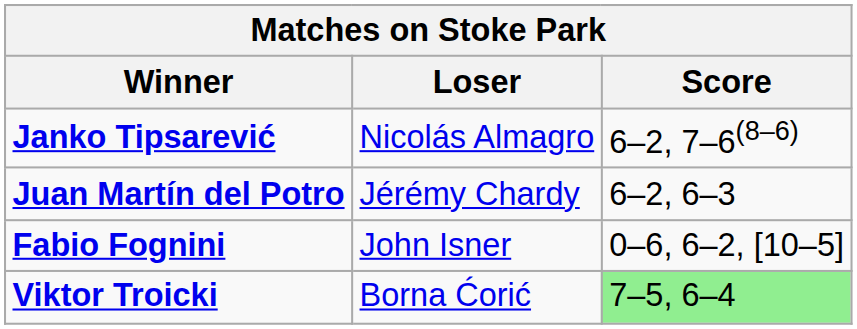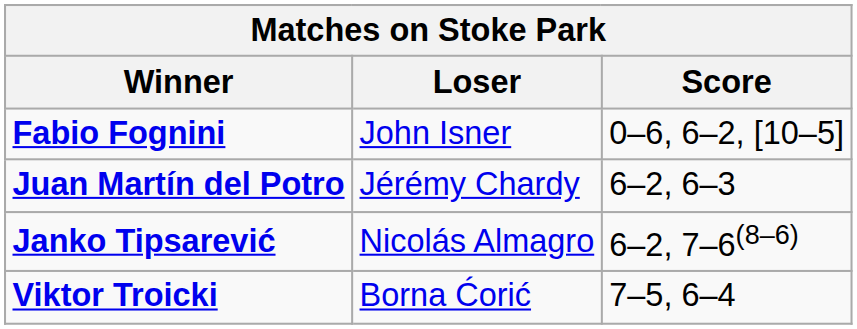rows swapped: (144, 137) <-> (119, 245)
(672, 296) lightgreen background -> (672, 296) no background
